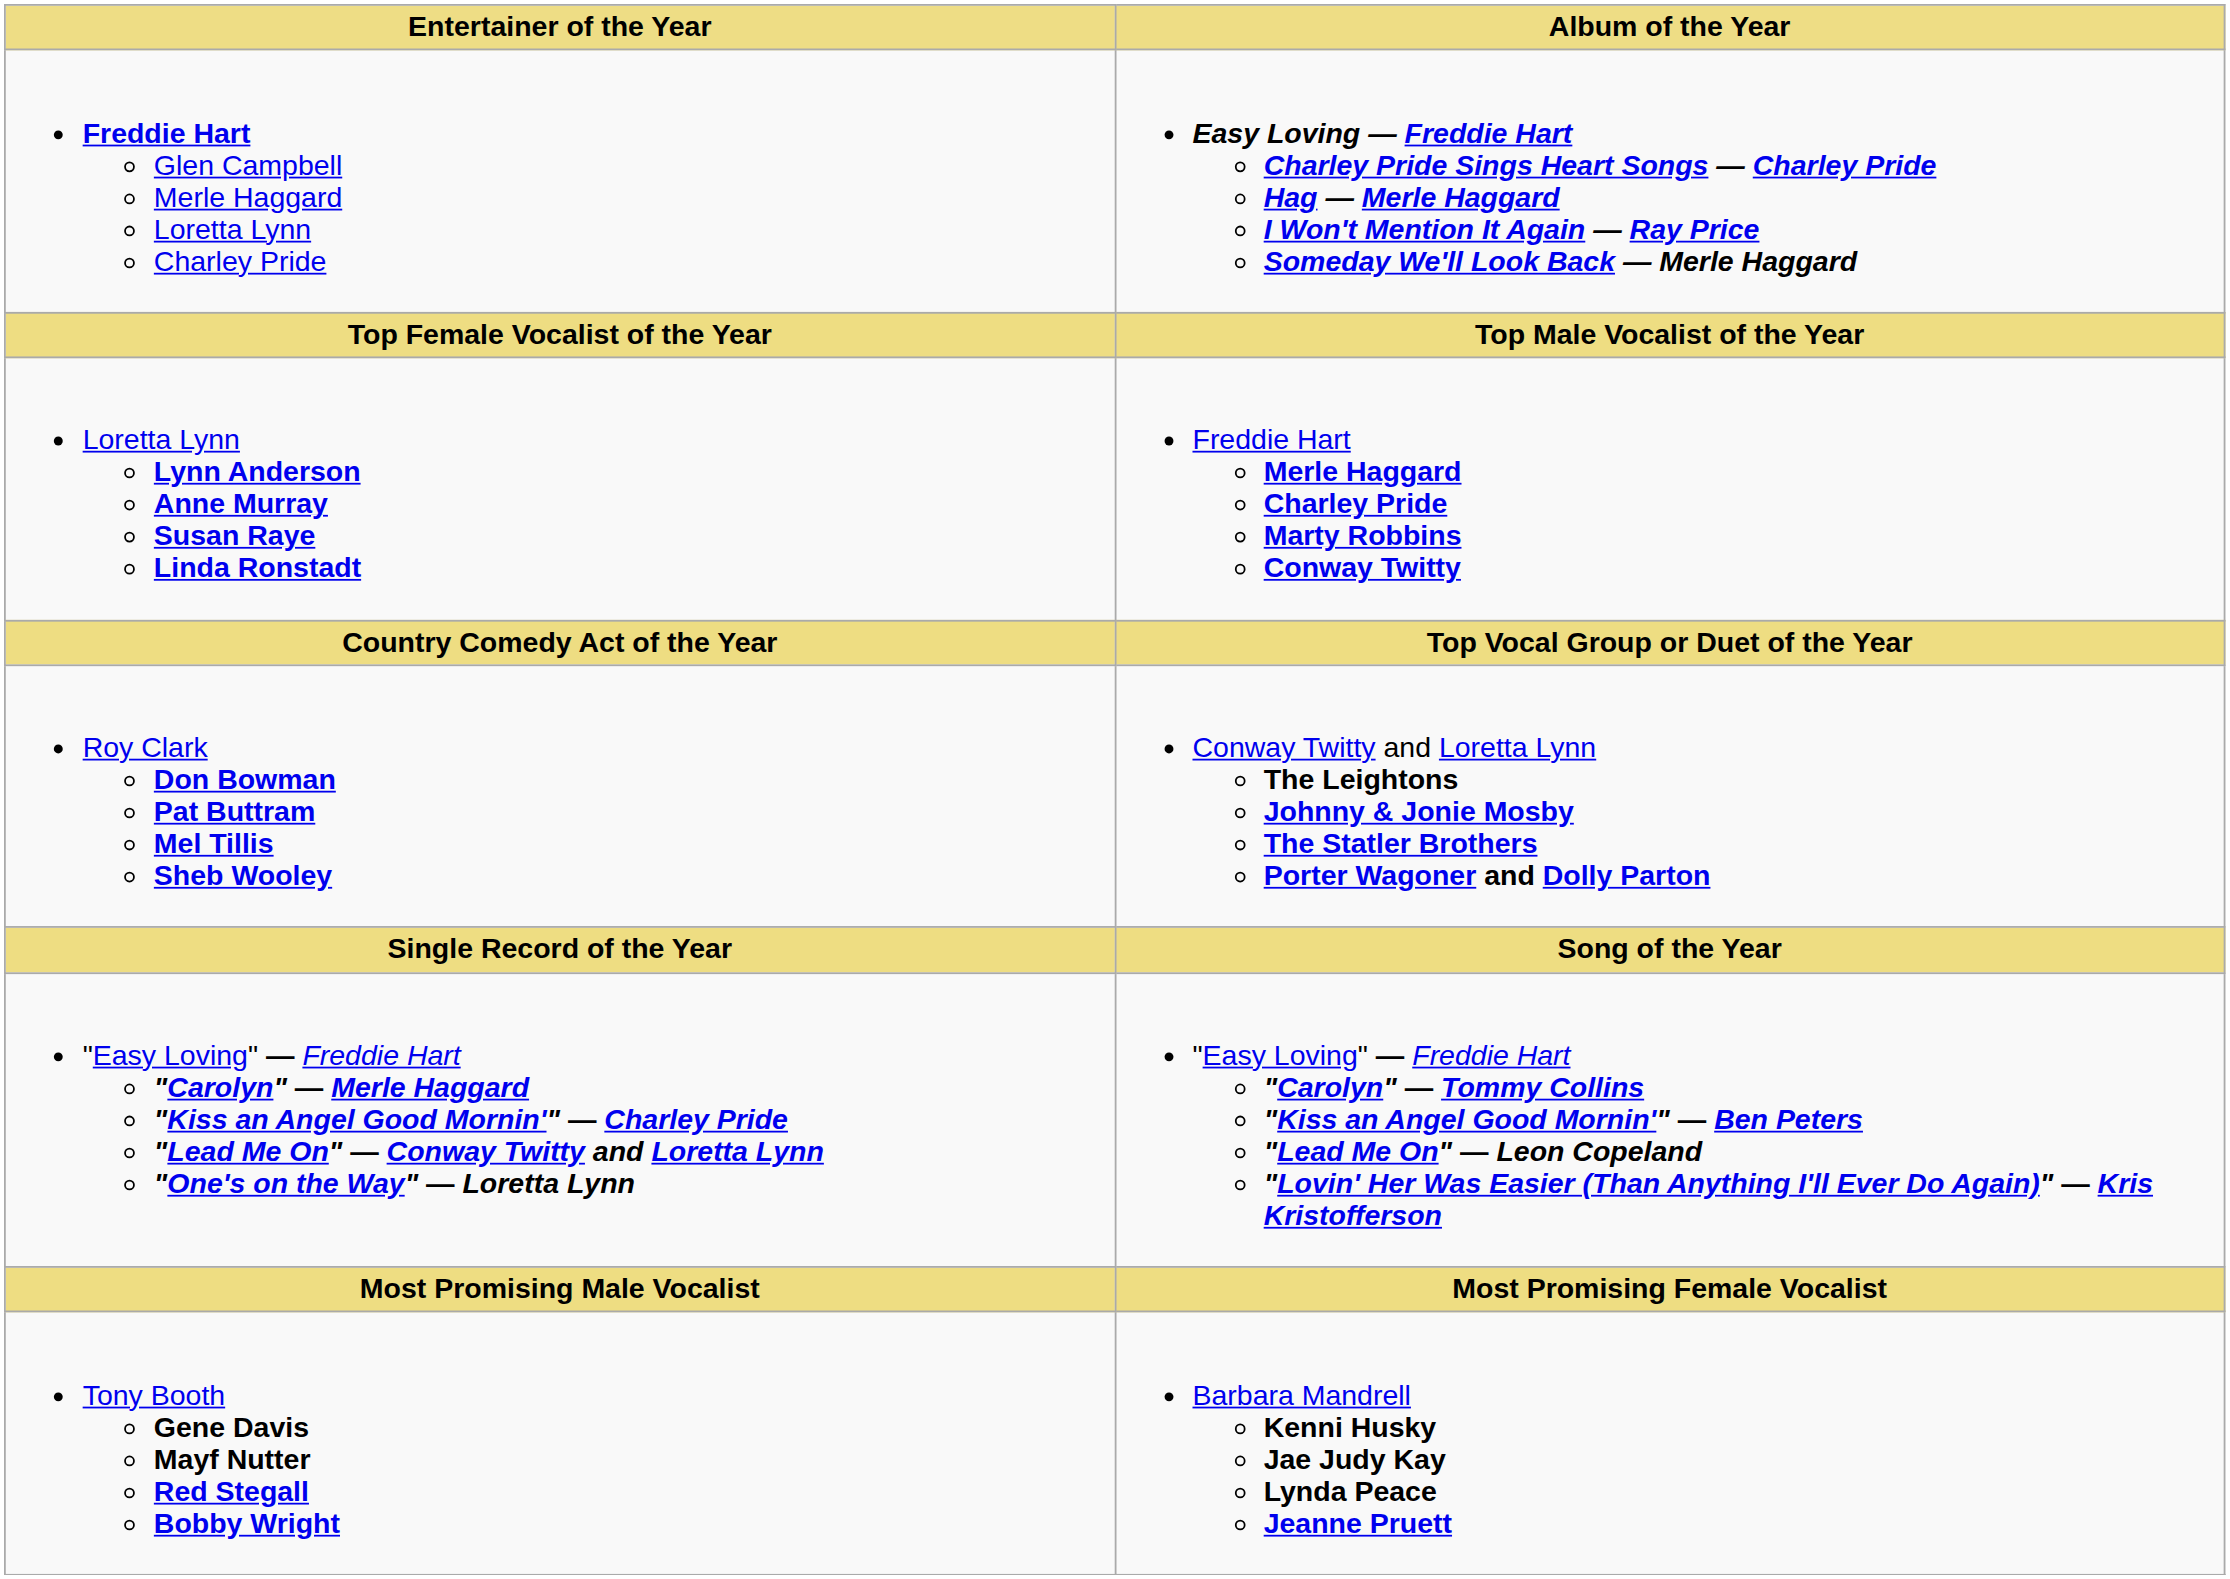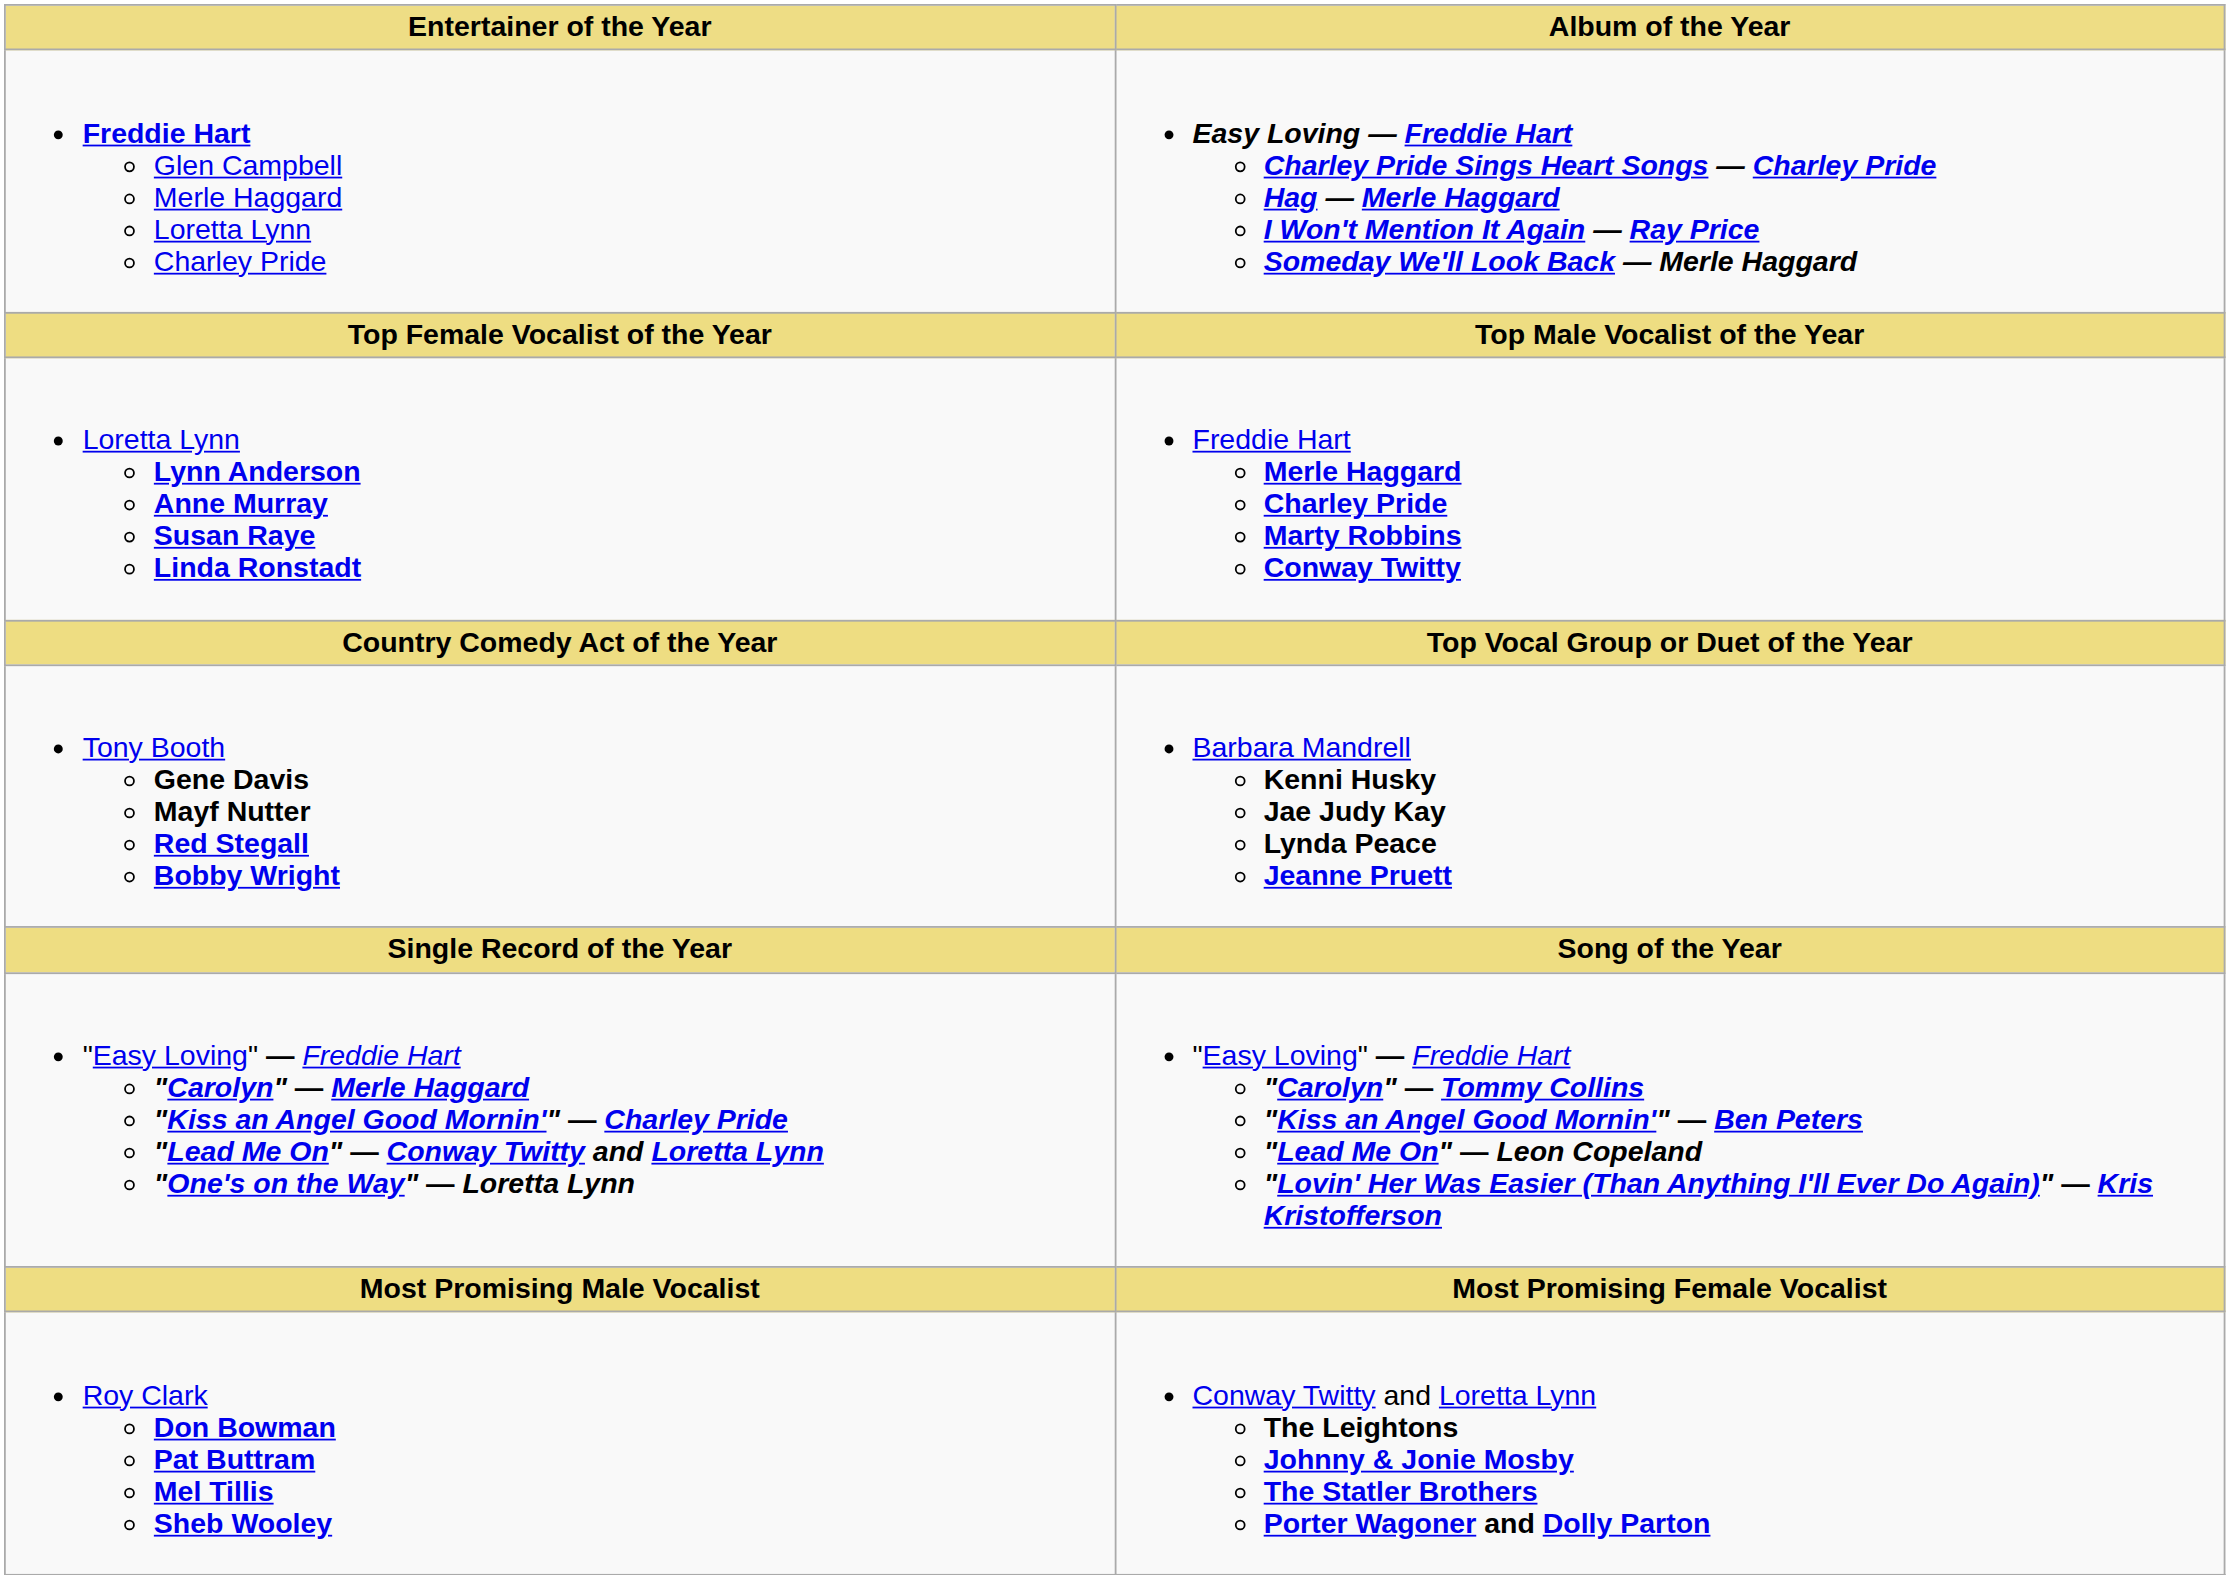rows swapped: (560, 812) <-> (560, 1459)
